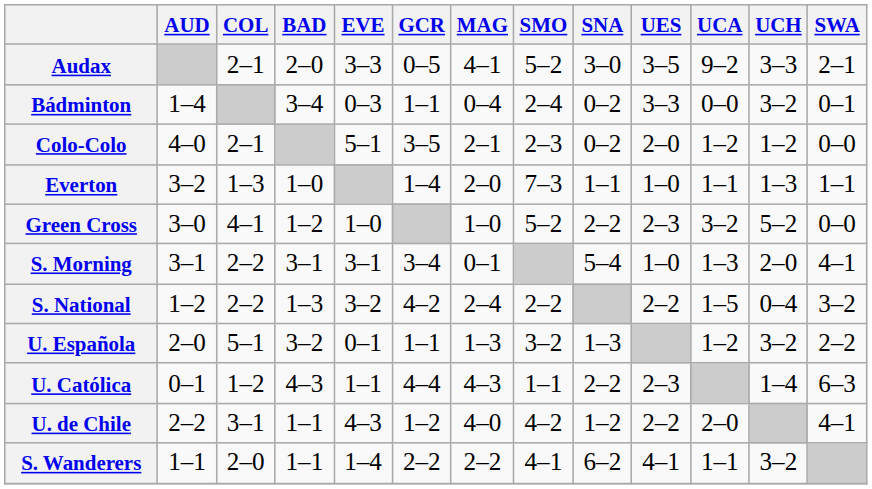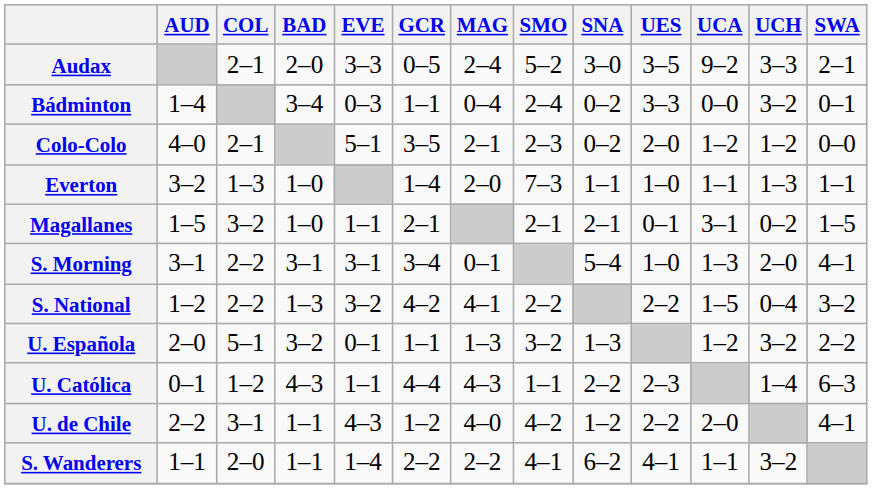(482, 64) 4–1 -> (482, 64) 2–4
- row: (81, 225)
+ row: (81, 225)
(482, 303) 2–4 -> (482, 303) 4–1
